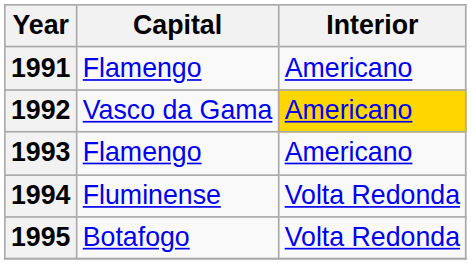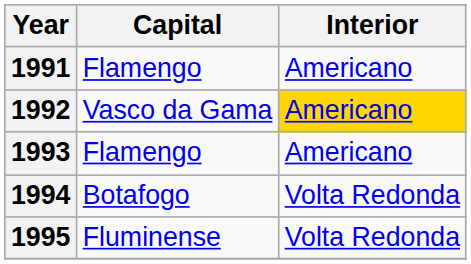(152, 195) Fluminense -> (136, 195) Botafogo
(136, 237) Botafogo -> (152, 237) Fluminense
